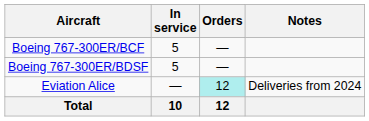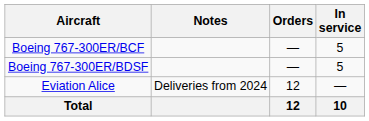columns swapped: (175, 21) <-> (305, 21)
(222, 86) paleturquoise background -> (293, 86) no background
